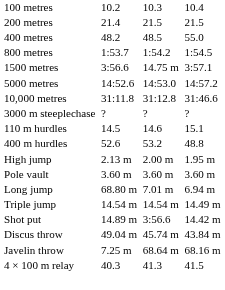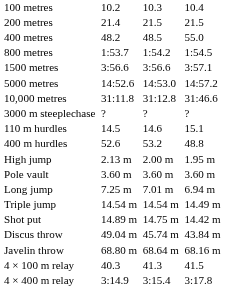(161, 68) 14.75 m -> (157, 68) 3:56.6
(119, 189) 68.80 m -> (116, 189) 7.25 m
(157, 219) 3:56.6 -> (161, 219) 14.75 m
(116, 250) 7.25 m -> (119, 250) 68.80 m
+ row: (39, 280)
